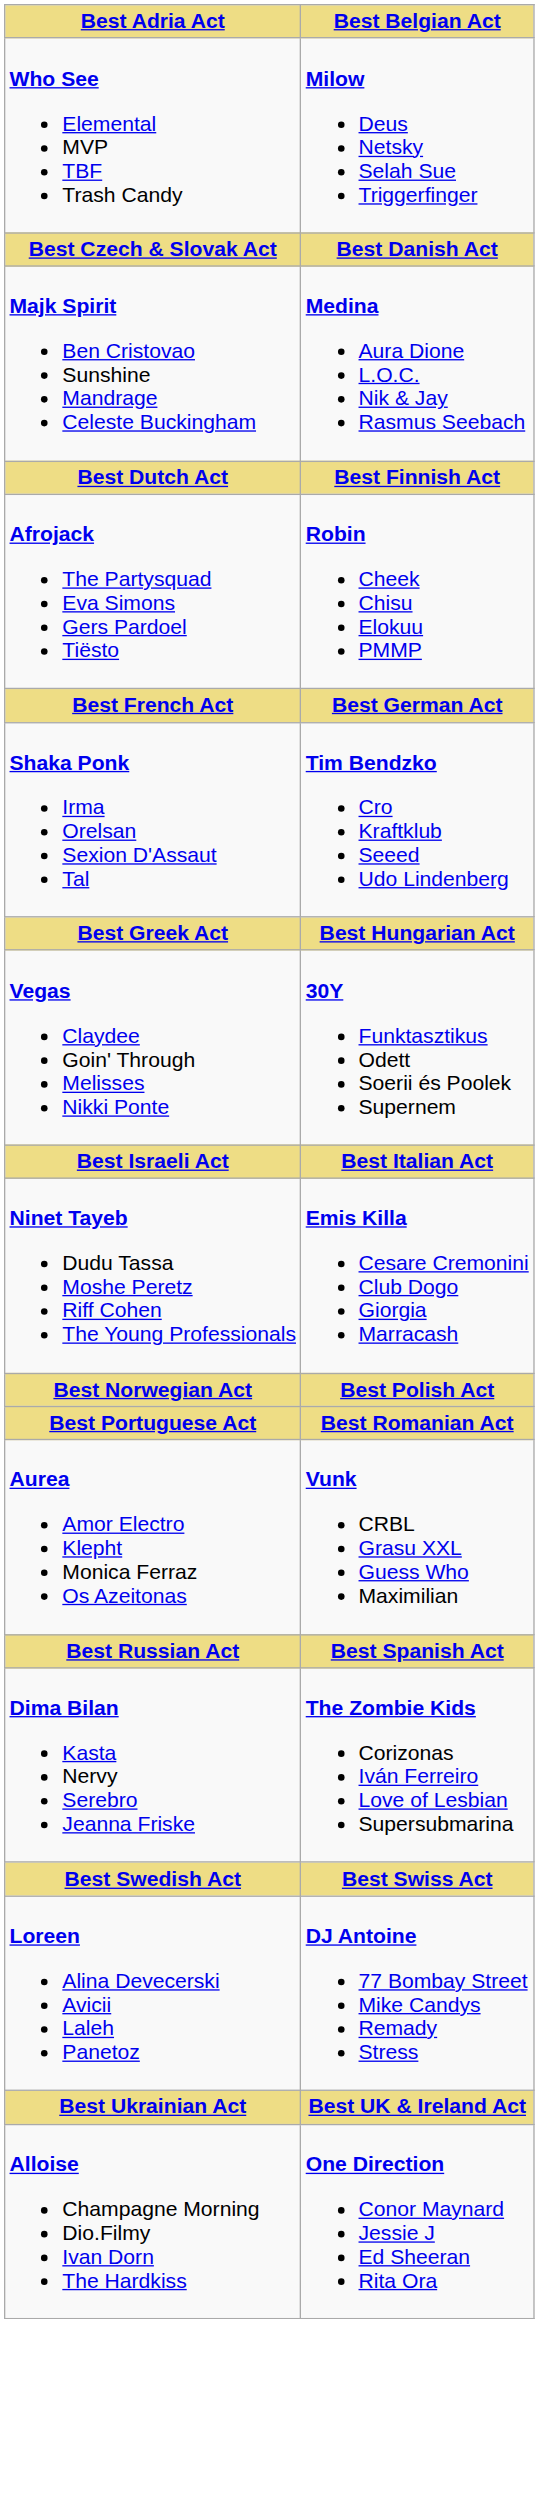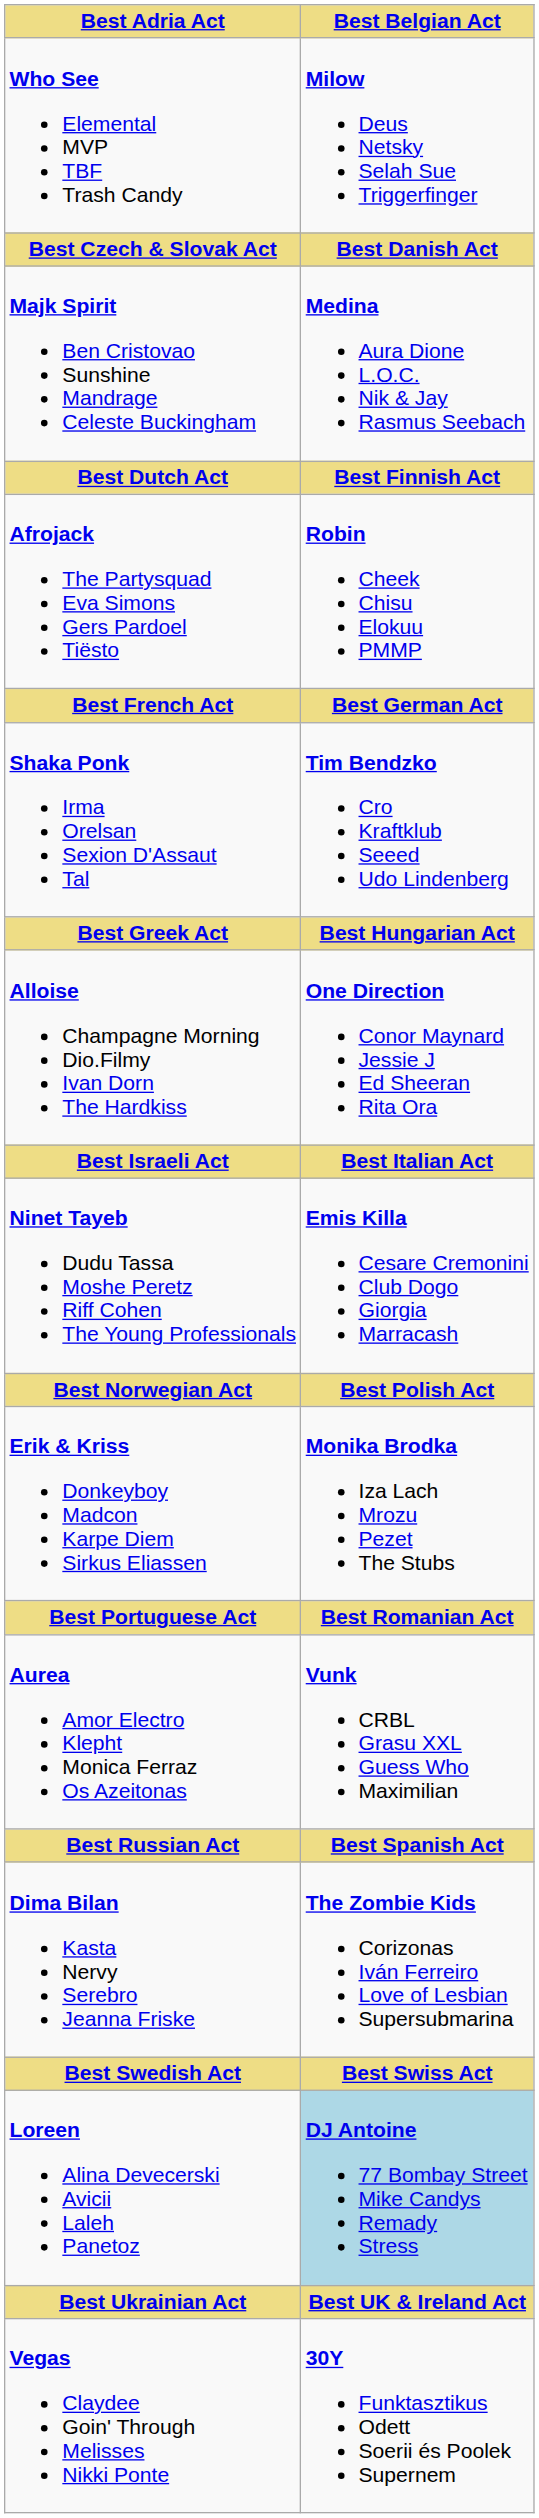rows swapped: (153, 1049) <-> (153, 2223)
+ row: (153, 1505)
(417, 1994) no background -> (417, 2189) lightblue background
